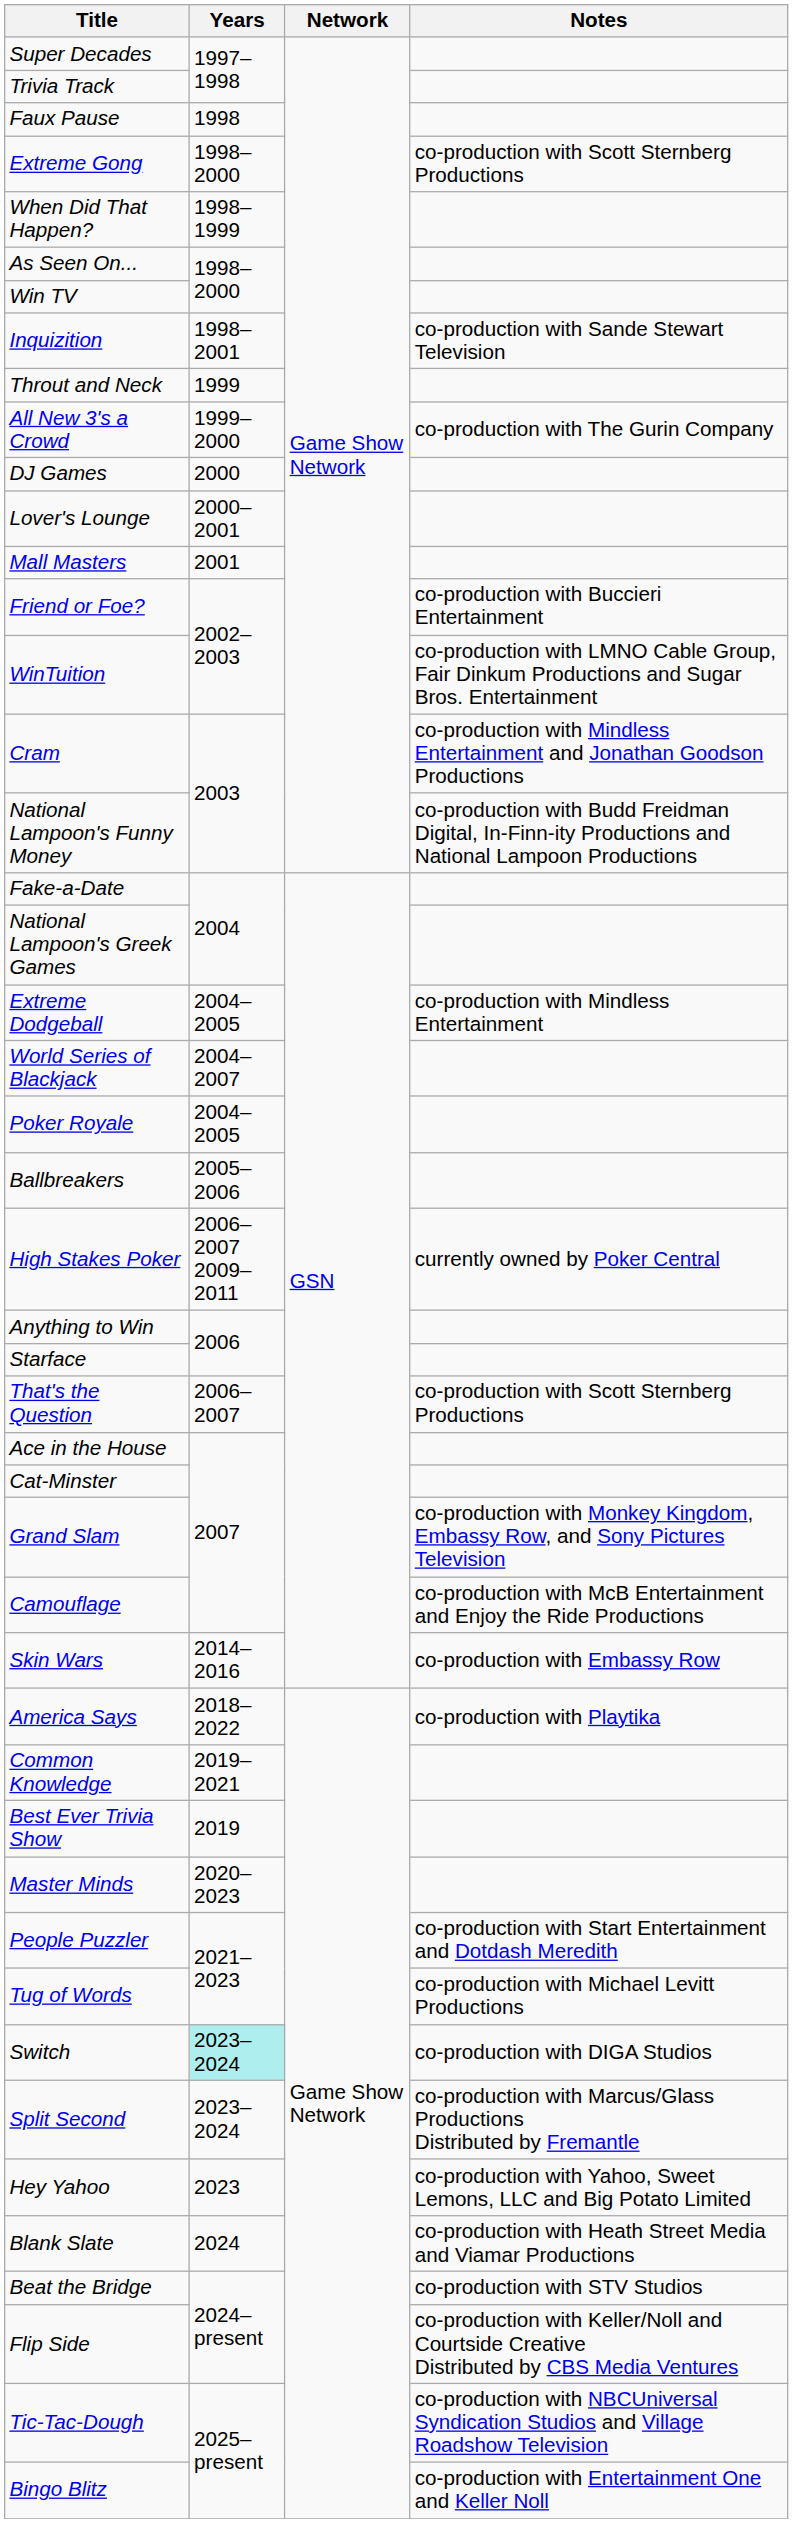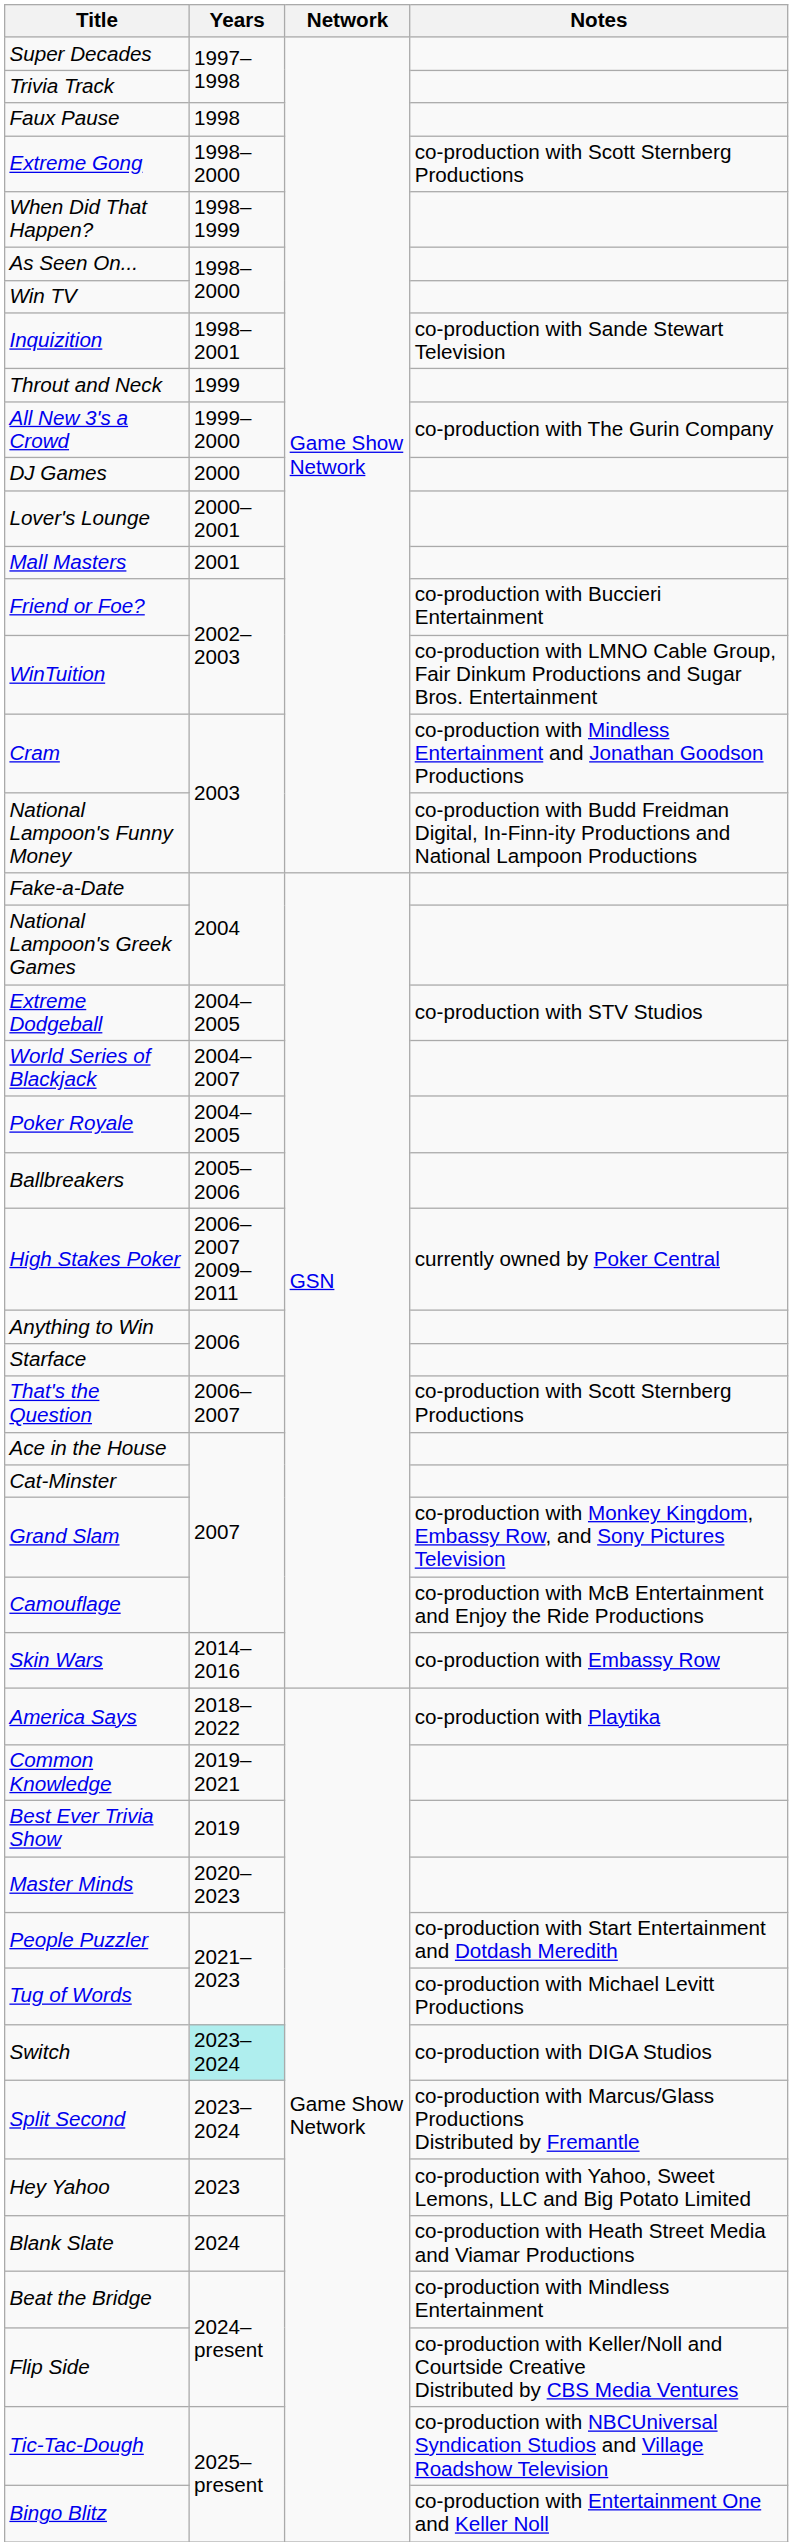(542, 1012) co-production with Mindless Entertainment -> (559, 1012) co-production with STV Studios
(559, 2287) co-production with STV Studios -> (542, 2299) co-production with Mindless Entertainment
